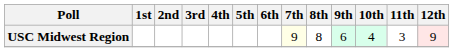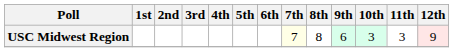(294, 36) 9 -> (294, 36) 7
(371, 36) 4 -> (371, 36) 3
